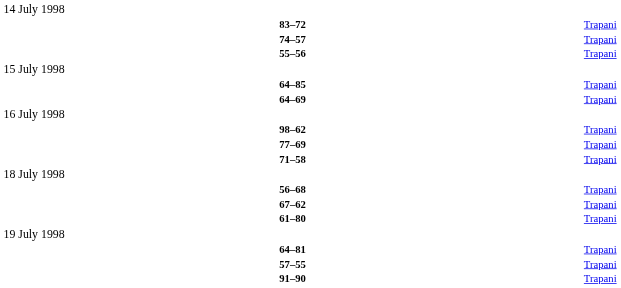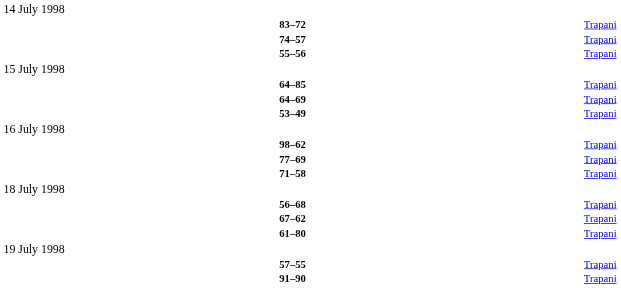+ row: (119, 114)
- row: (119, 249)
